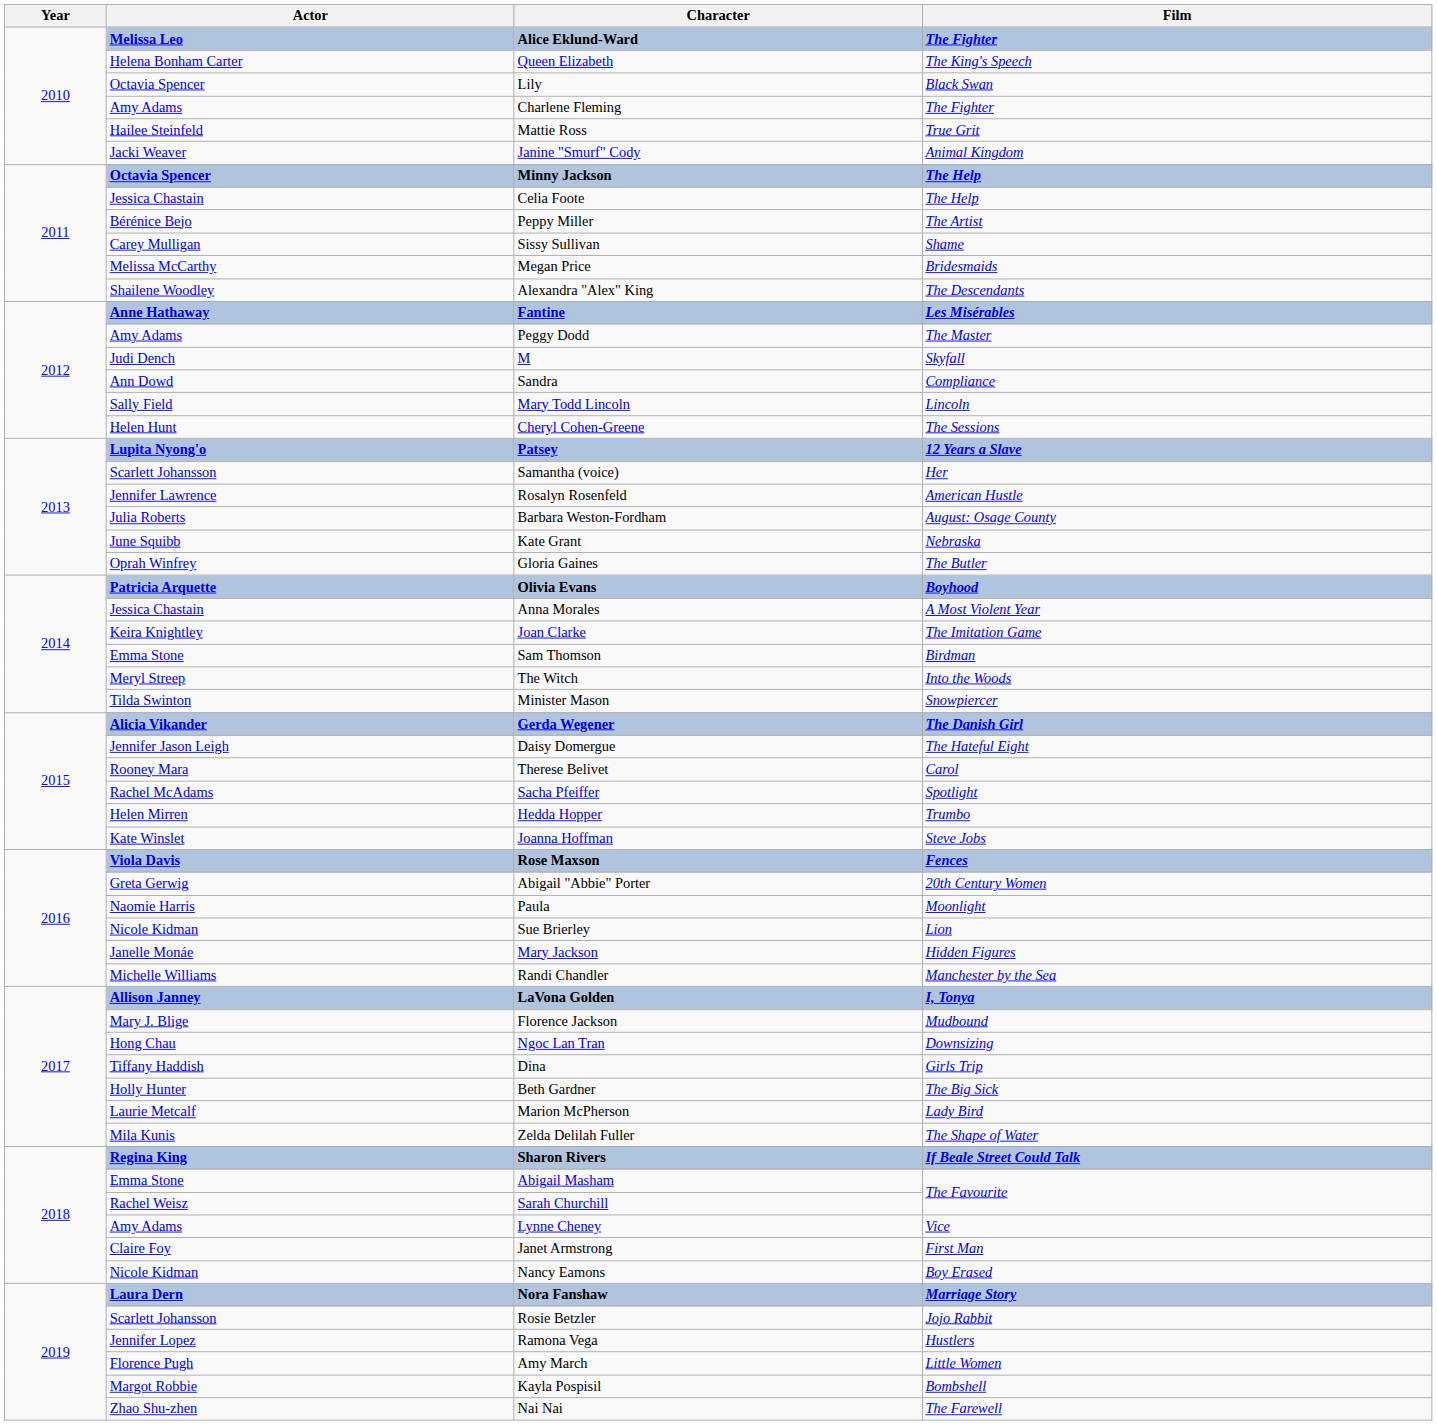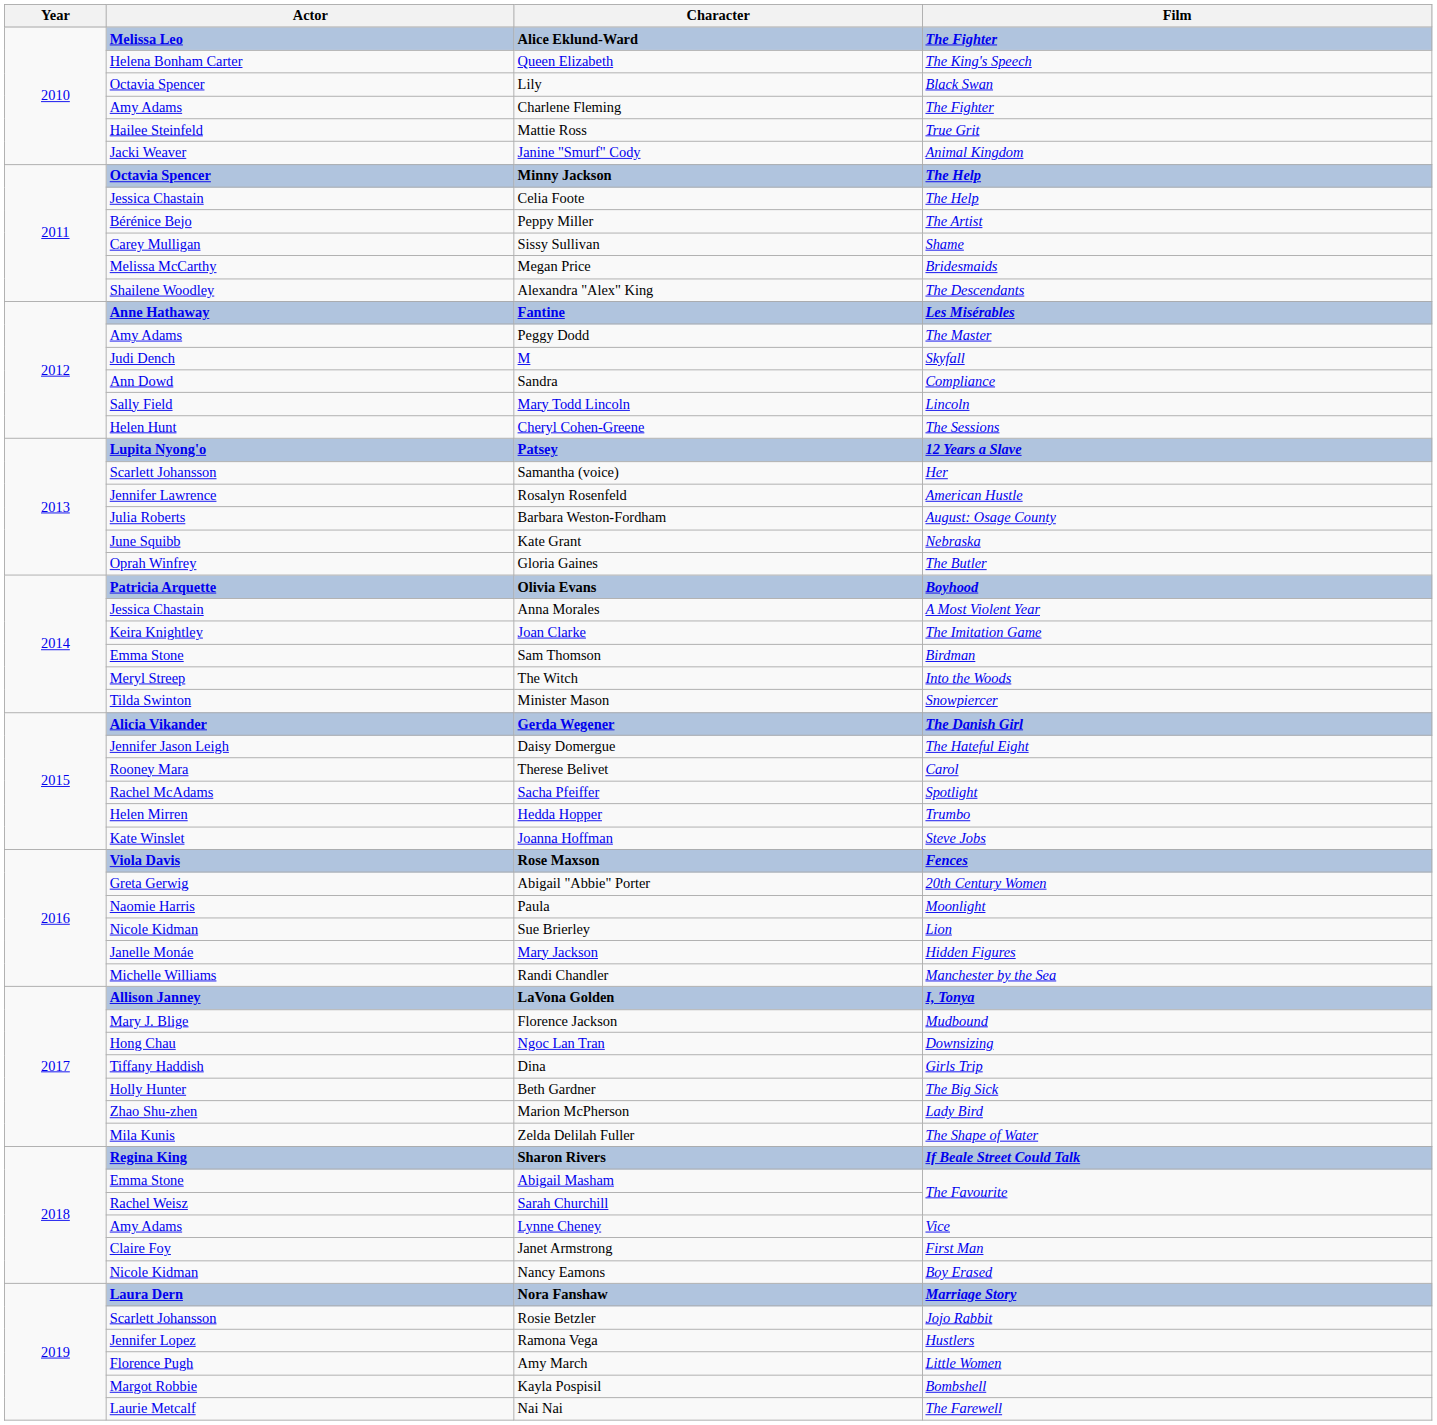(153, 1112) Laurie Metcalf -> (154, 1112) Zhao Shu-zhen
(154, 1409) Zhao Shu-zhen -> (153, 1409) Laurie Metcalf
